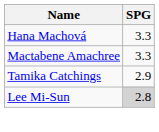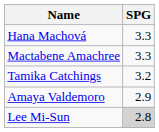(143, 76) 2.9 -> (143, 76) 3.2
+ row: (56, 96)
